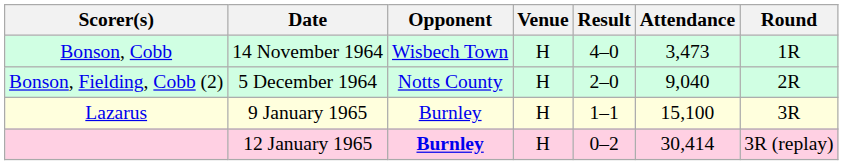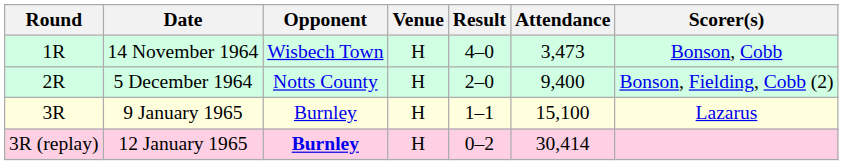columns swapped: (789, 19) <-> (116, 19)
(687, 81) 9,040 -> (563, 81) 9,400
